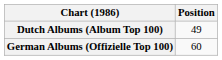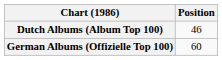(196, 30) 49 -> (196, 30) 46
